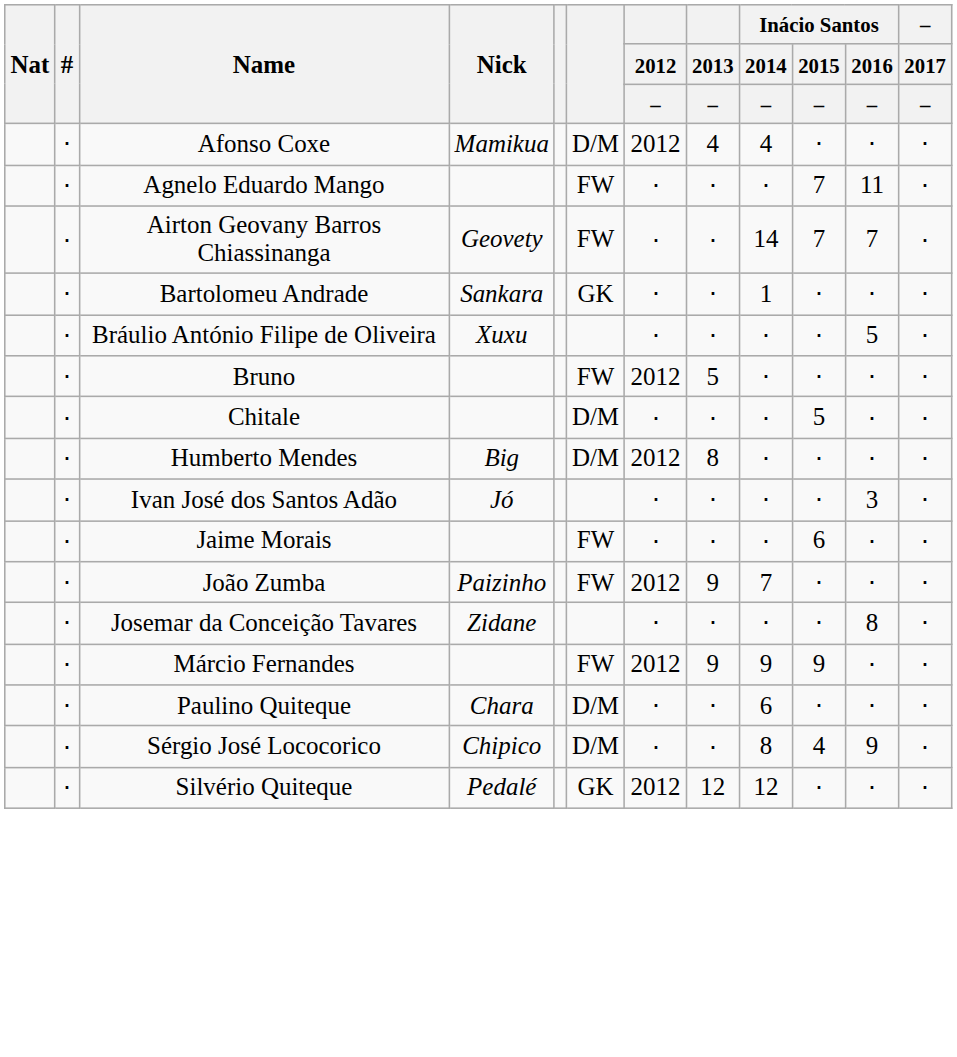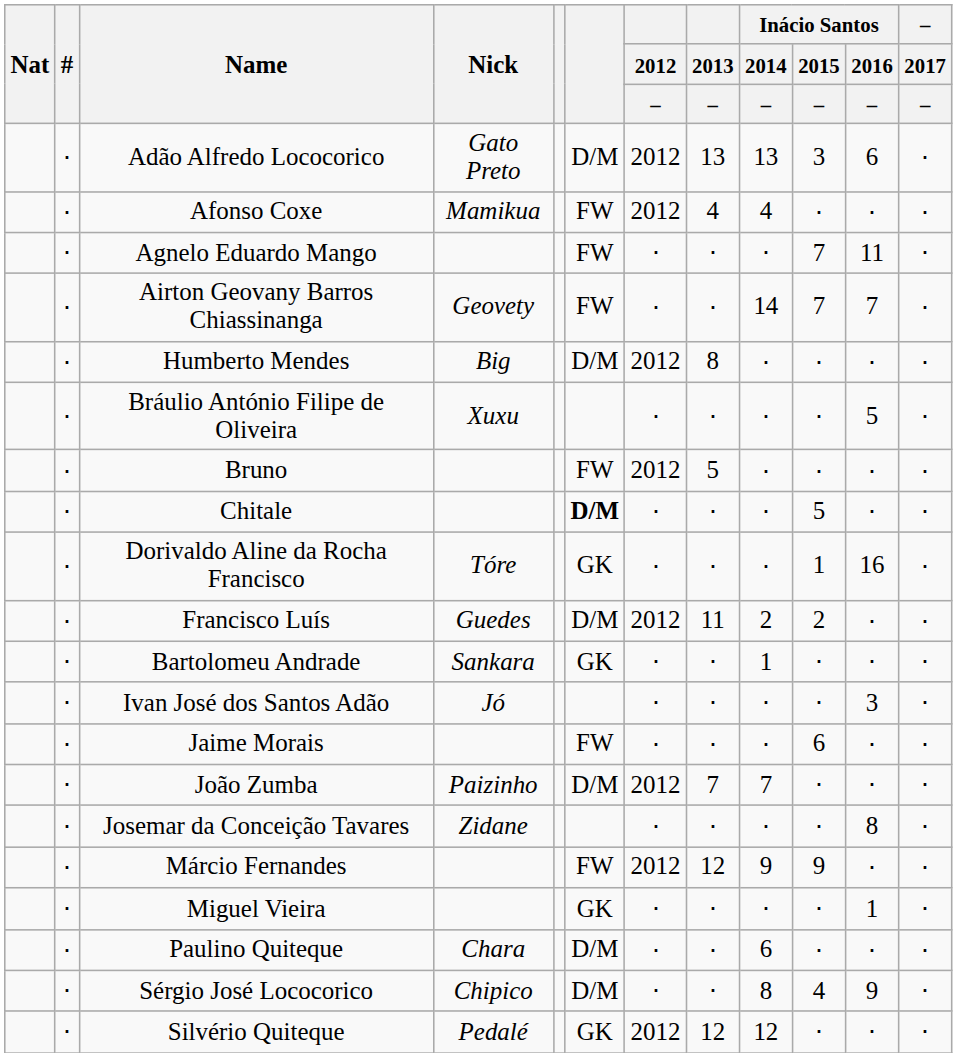+ row: (256, 157)
(595, 143) D/M -> (595, 211) FW
rows swapped: (264, 293) <-> (264, 458)
(595, 417) normal -> (595, 511) bold
+ row: (256, 565)
+ row: (256, 620)
(595, 581) FW -> (595, 784) D/M
(713, 581) 9 -> (713, 784) 7
(713, 664) 9 -> (713, 867) 12
+ row: (256, 908)
